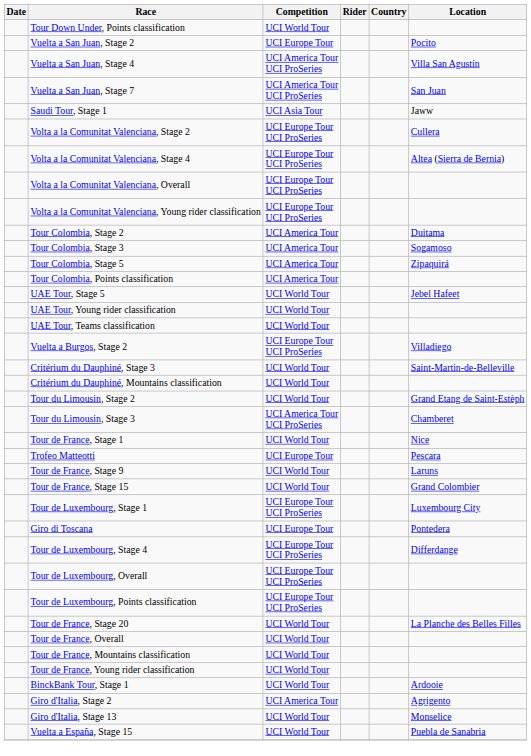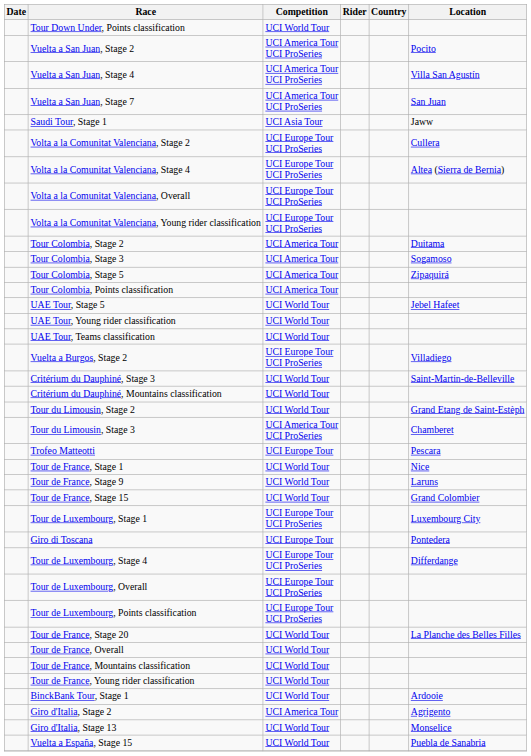(299, 43) UCI Europe Tour -> (302, 48) UCI America Tour UCI ProSeries
rows swapped: (63, 456) <-> (77, 440)
